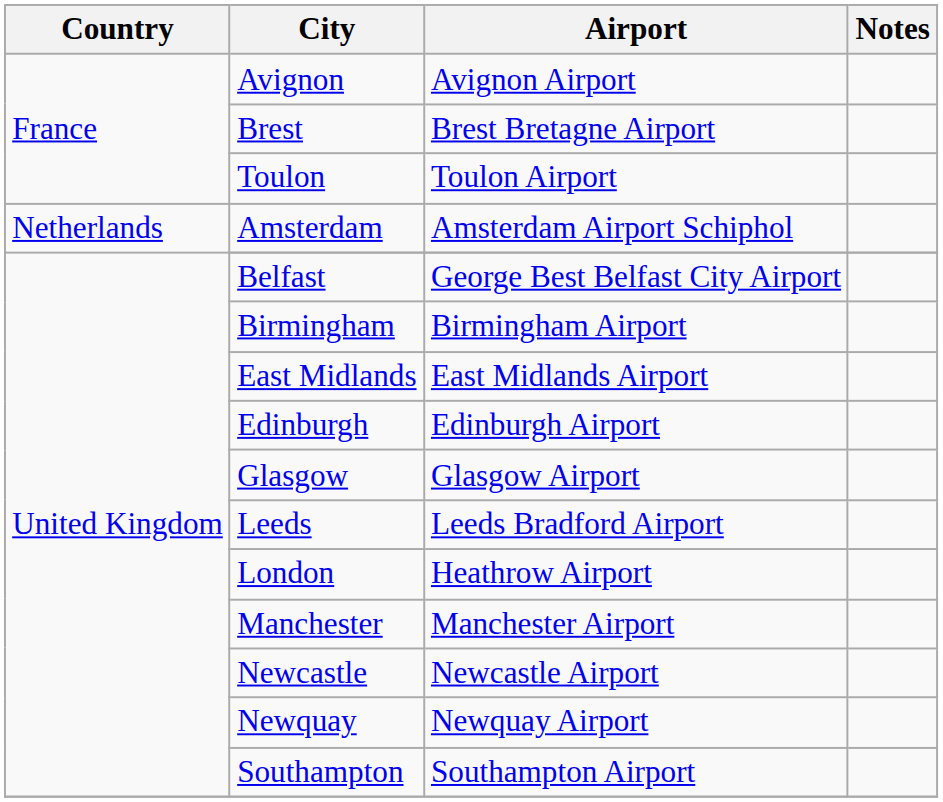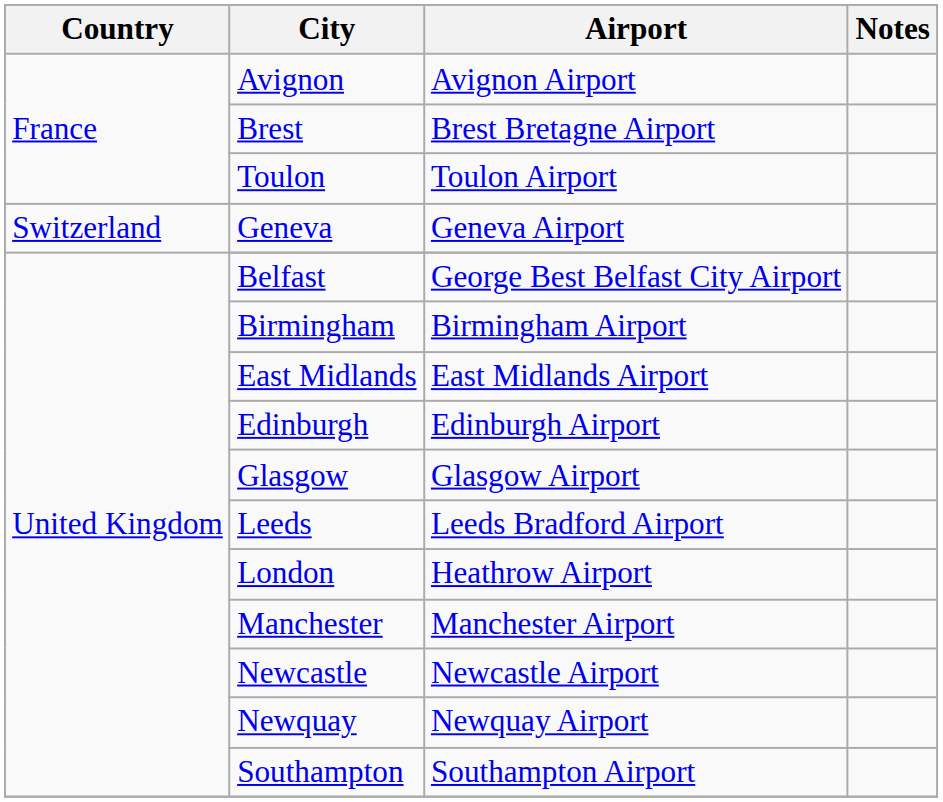- row: (310, 227)
+ row: (285, 227)
